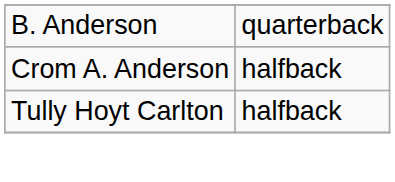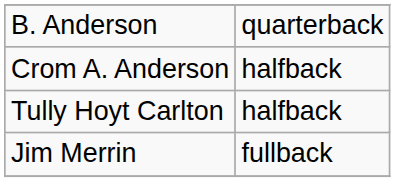+ row: (74, 153)
